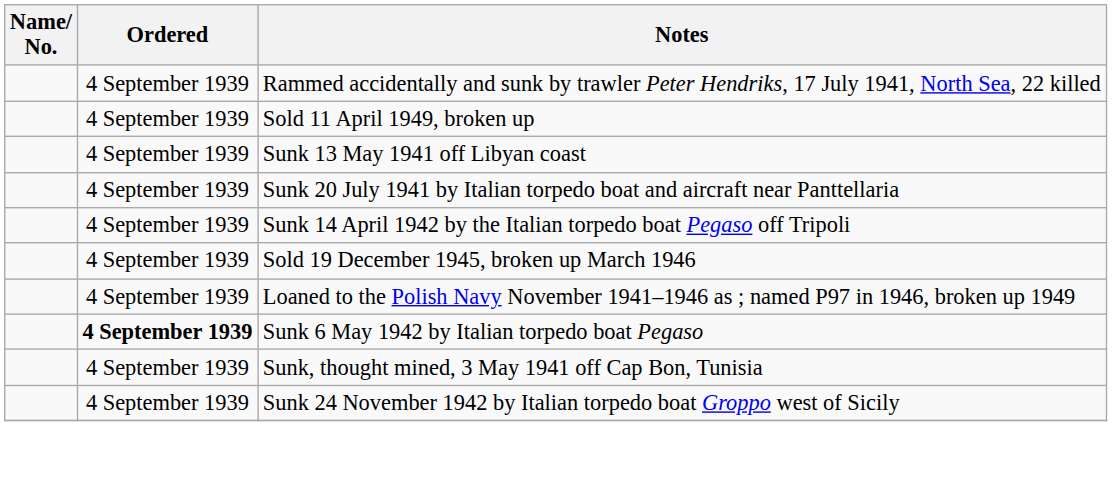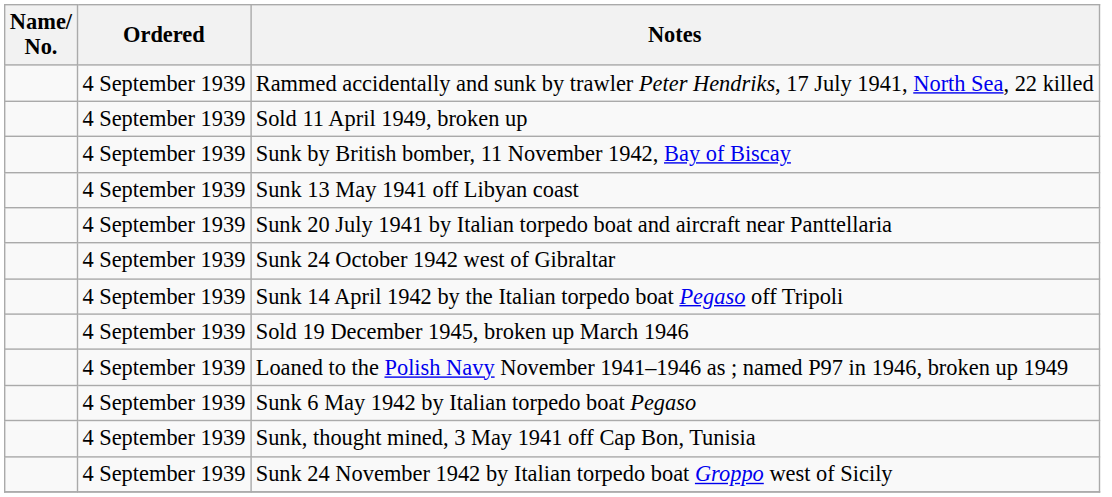+ row: (523, 154)
+ row: (436, 260)
(167, 331) bold -> (164, 402) normal
